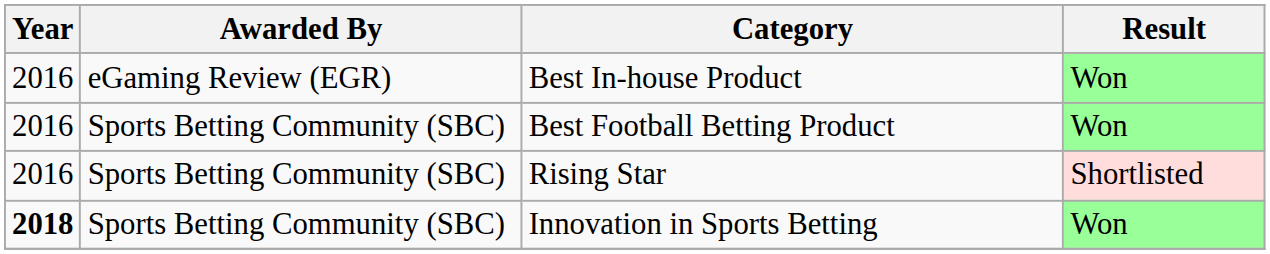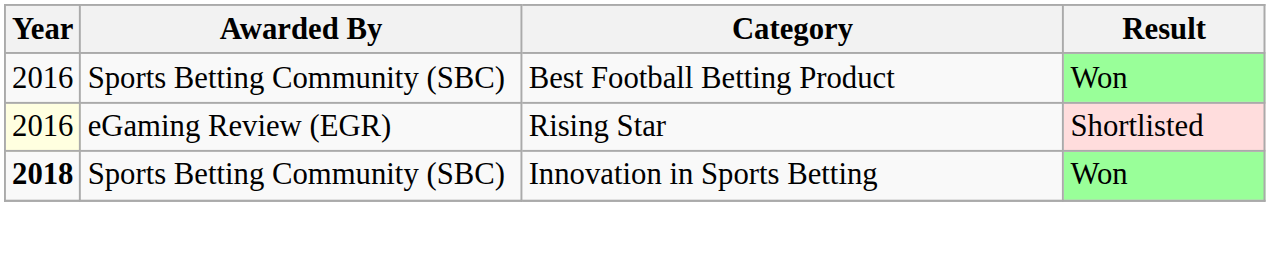- row: (665, 77)
(43, 175) no background -> (43, 126) lightyellow background
(296, 175) Sports Betting Community (SBC) -> (239, 126) eGaming Review (EGR)
